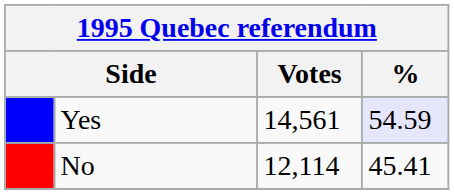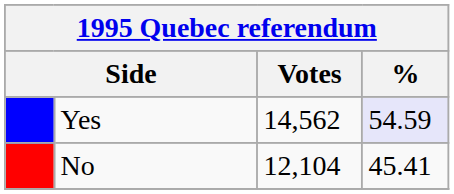(302, 119) 14,561 -> (302, 119) 14,562
(302, 166) 12,114 -> (302, 166) 12,104
